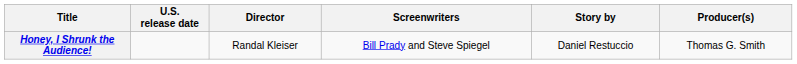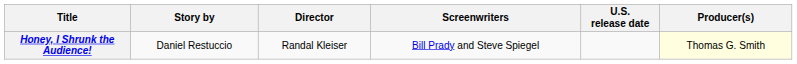columns swapped: (170, 18) <-> (595, 18)
(726, 45) no background -> (726, 45) lightyellow background
